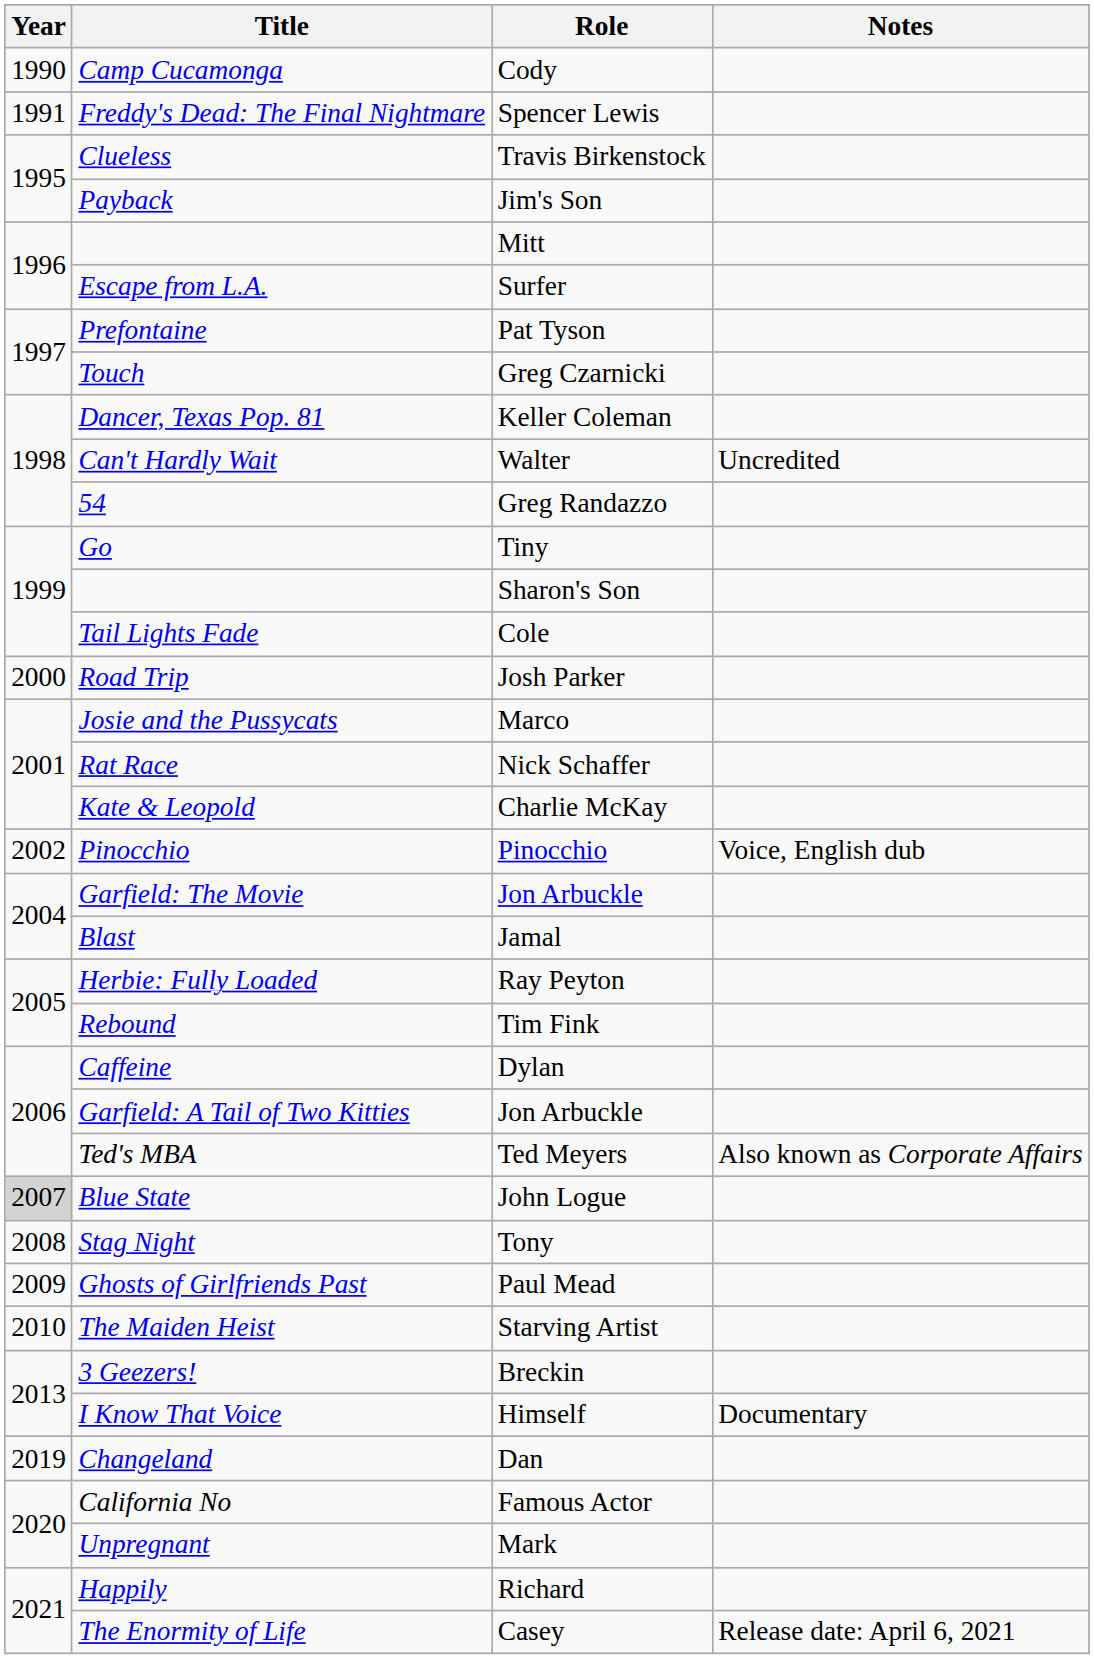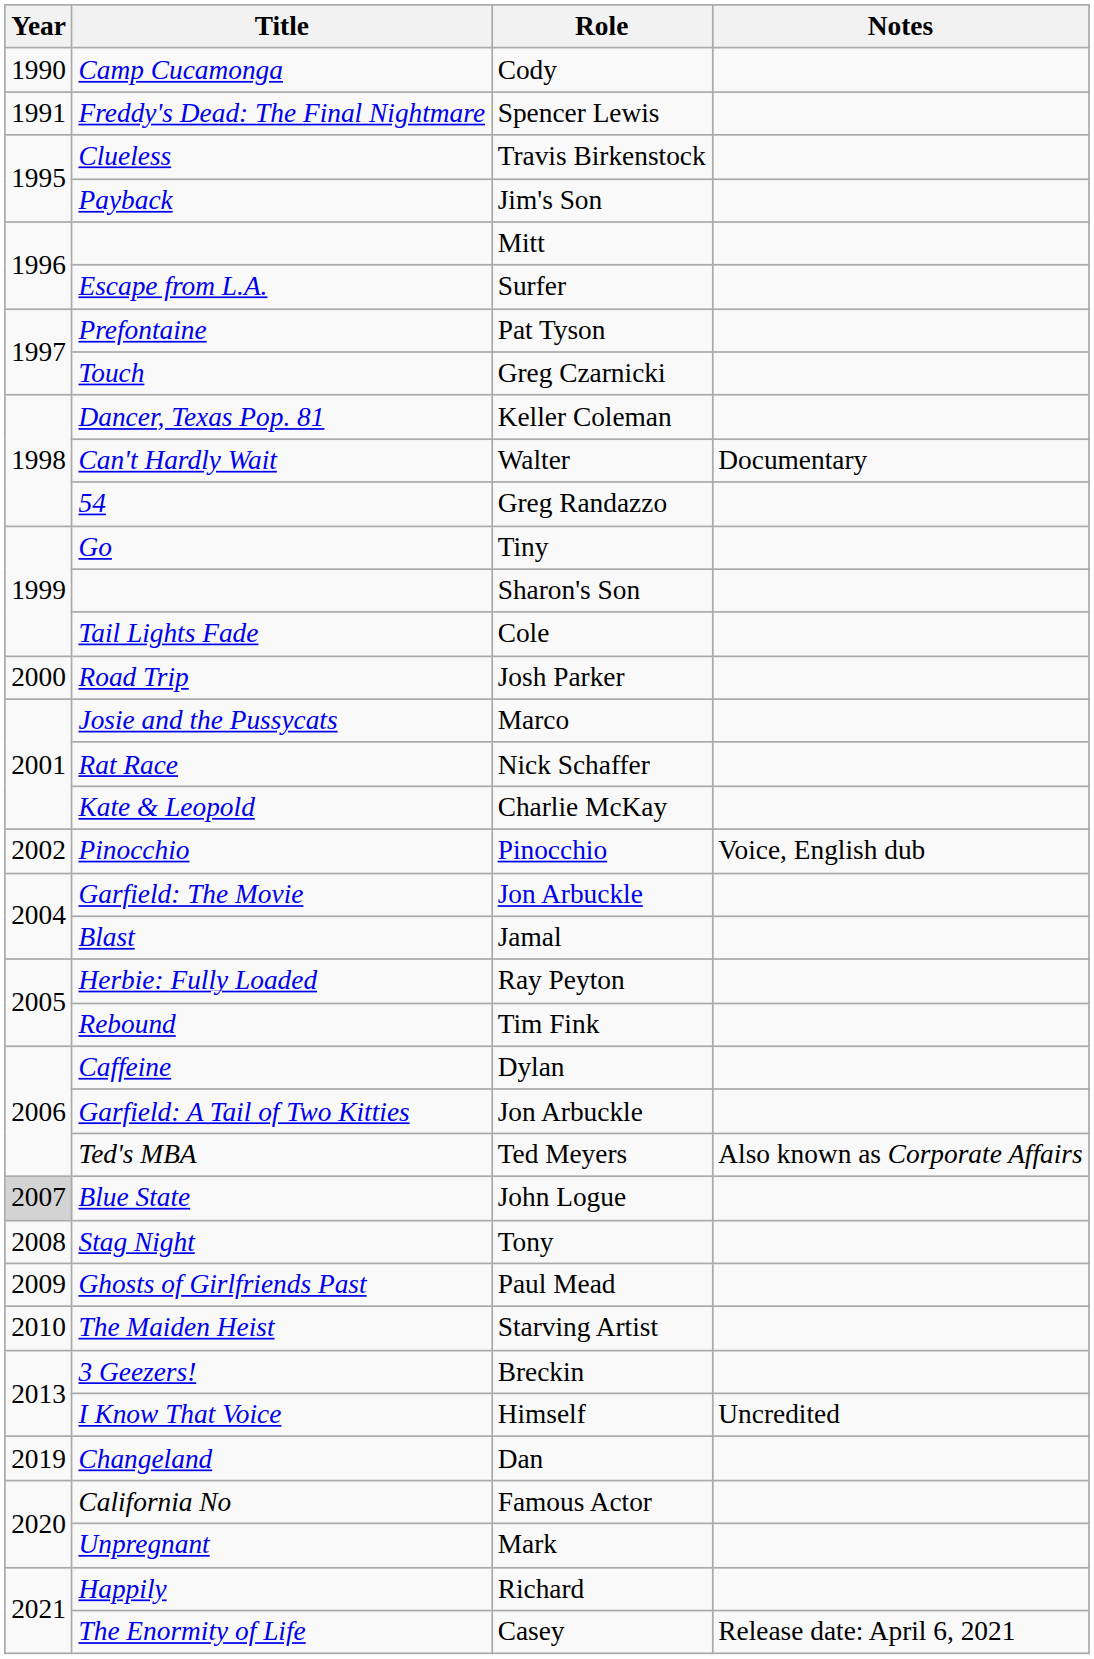(779, 460) Uncredited -> (793, 460) Documentary
(793, 1414) Documentary -> (779, 1414) Uncredited
